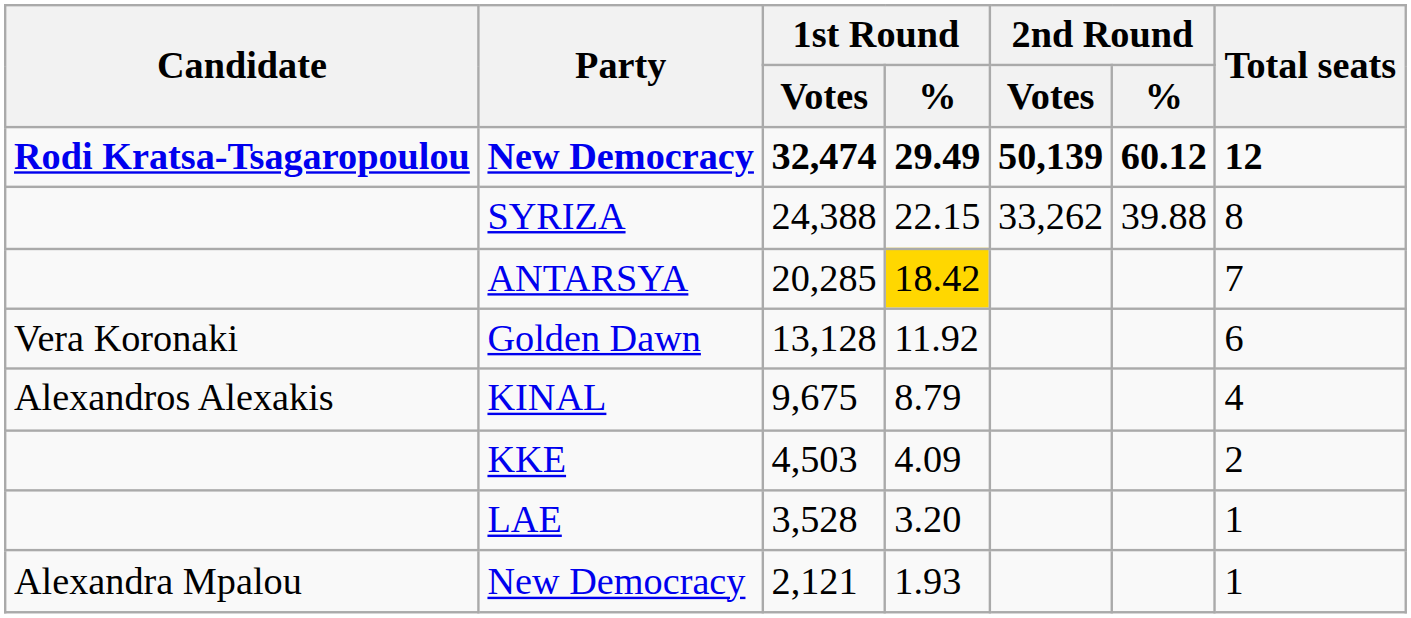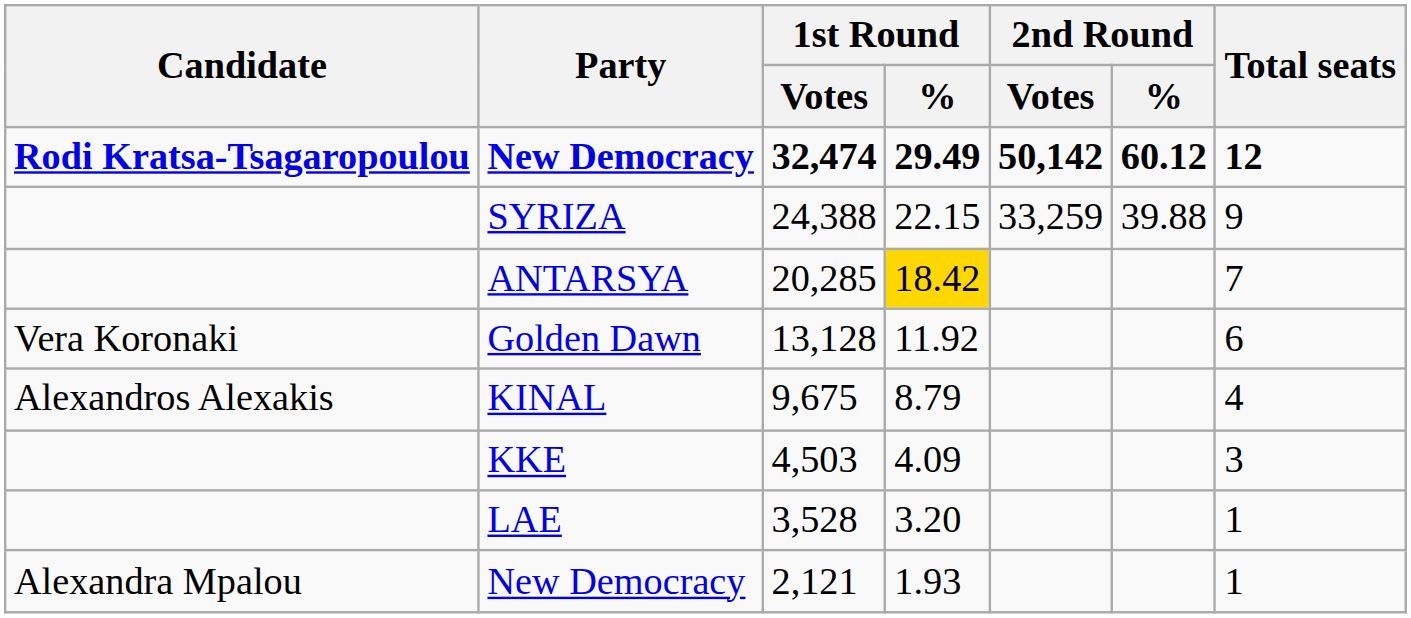(1051, 156) 50,139 -> (1051, 156) 50,142
(1051, 216) 33,262 -> (1051, 216) 33,259
(1234, 216) 8 -> (1234, 216) 9
(1234, 459) 2 -> (1234, 459) 3
